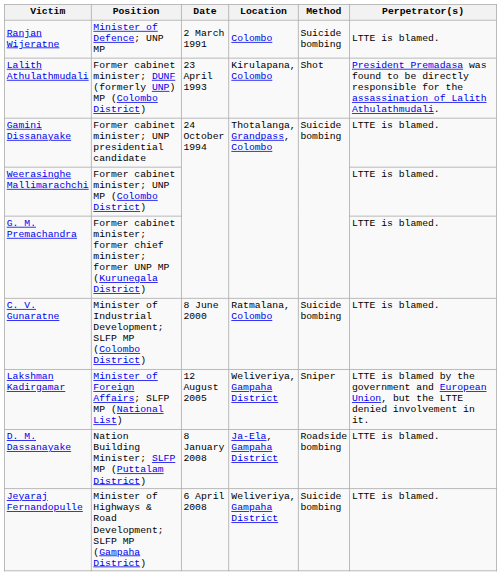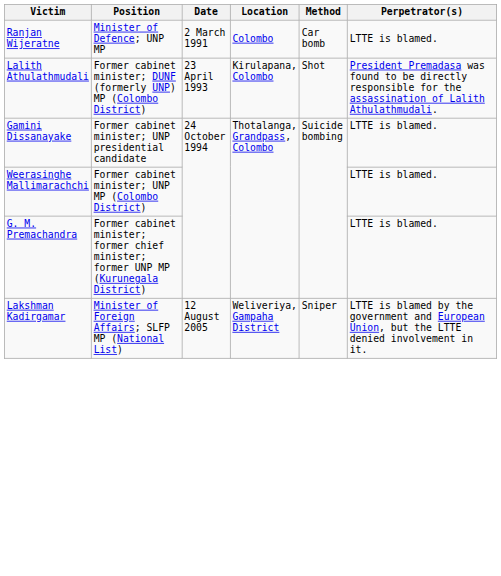(321, 39) Suicide bombing -> (313, 39) Car bomb
- row: (33, 312)
- row: (39, 443)
- row: (45, 503)
